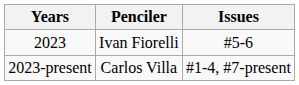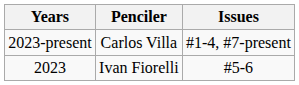rows swapped: (50, 67) <-> (50, 42)
